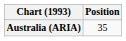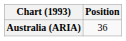(102, 28) 35 -> (102, 28) 36
